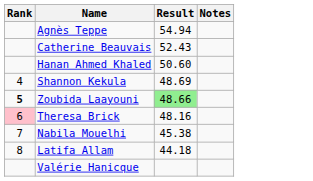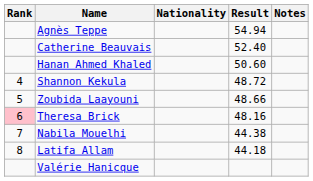+ column: (191, 13)
(175, 47) 52.43 -> (250, 47) 52.40
(175, 82) 48.69 -> (250, 82) 48.72
(20, 99) bold -> (20, 99) normal
(175, 99) lightgreen background -> (250, 99) no background
(175, 133) 45.38 -> (250, 133) 44.38
